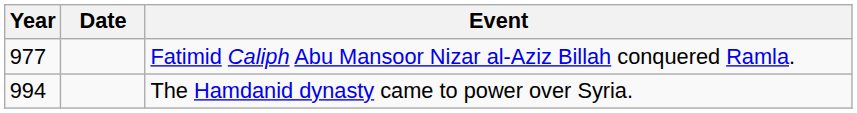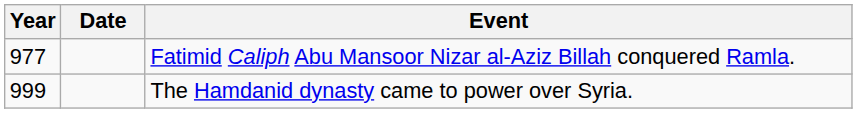(28, 90) 994 -> (28, 90) 999
